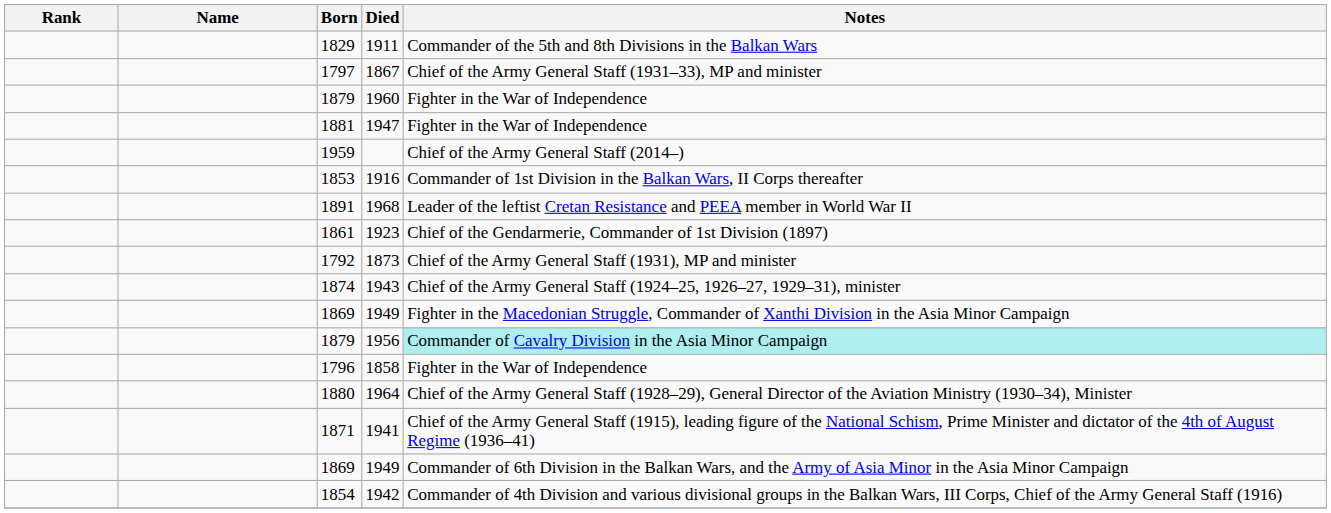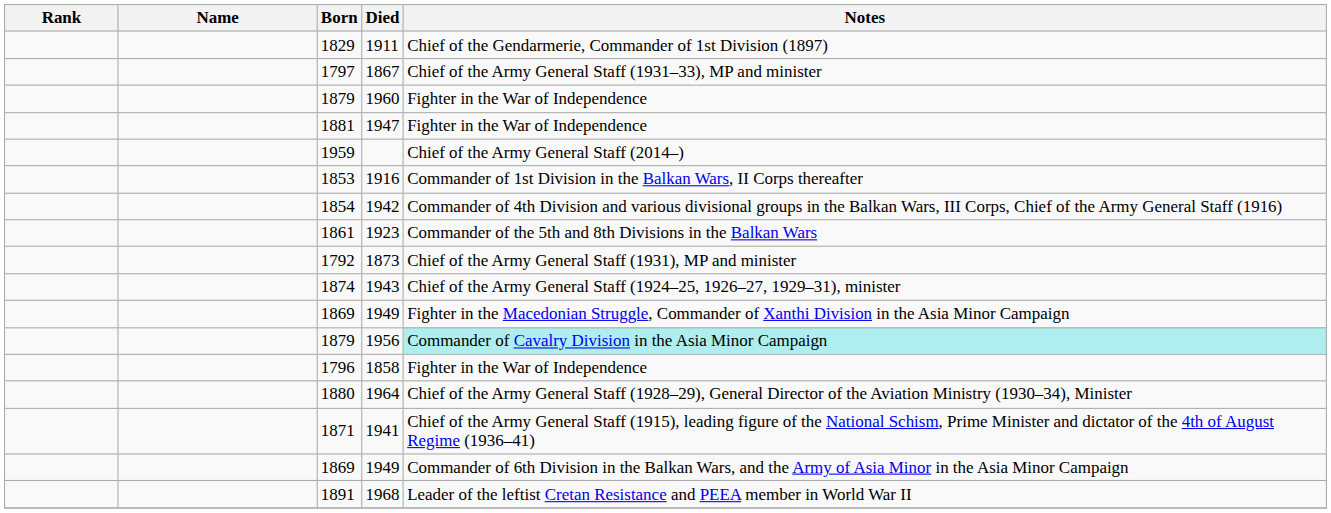(612, 44) Commander of the 5th and 8th Divisions in the Balkan Wars -> (617, 44) Chief of the Gendarmerie, Commander of 1st Division (1897)
rows swapped: (338, 206) <-> (338, 494)
(617, 233) Chief of the Gendarmerie, Commander of 1st Division (1897) -> (612, 233) Commander of the 5th and 8th Divisions in the Balkan Wars
